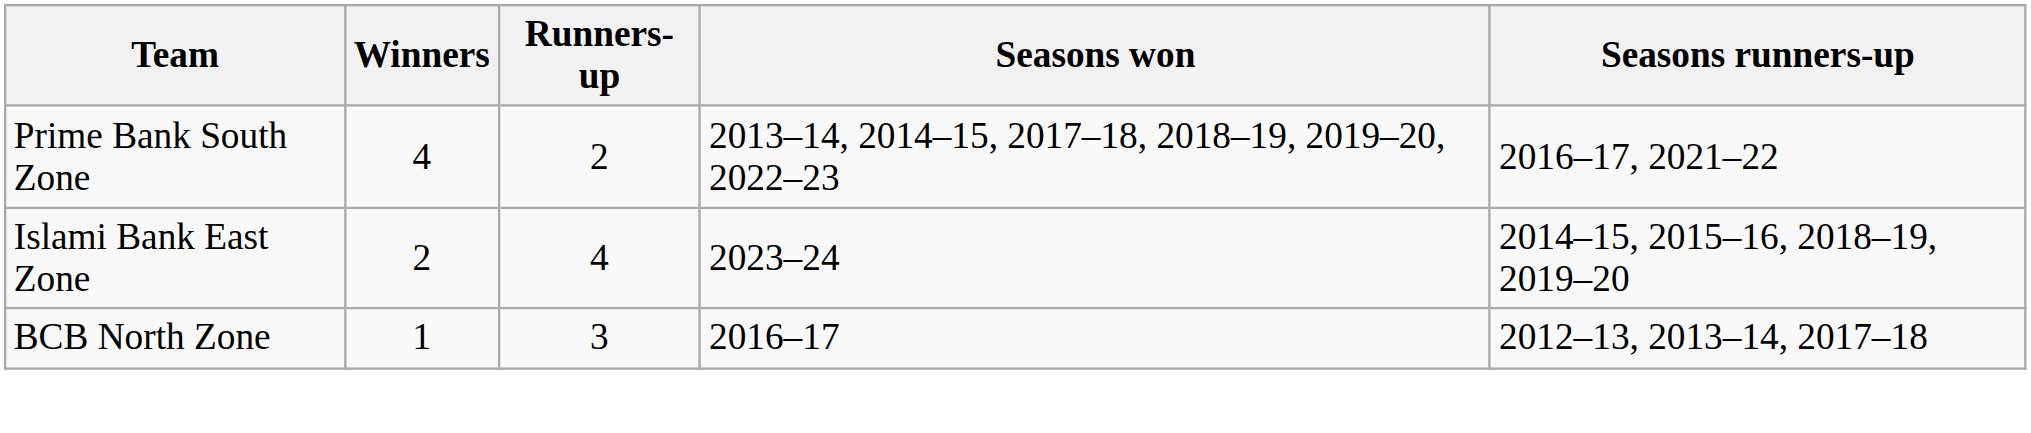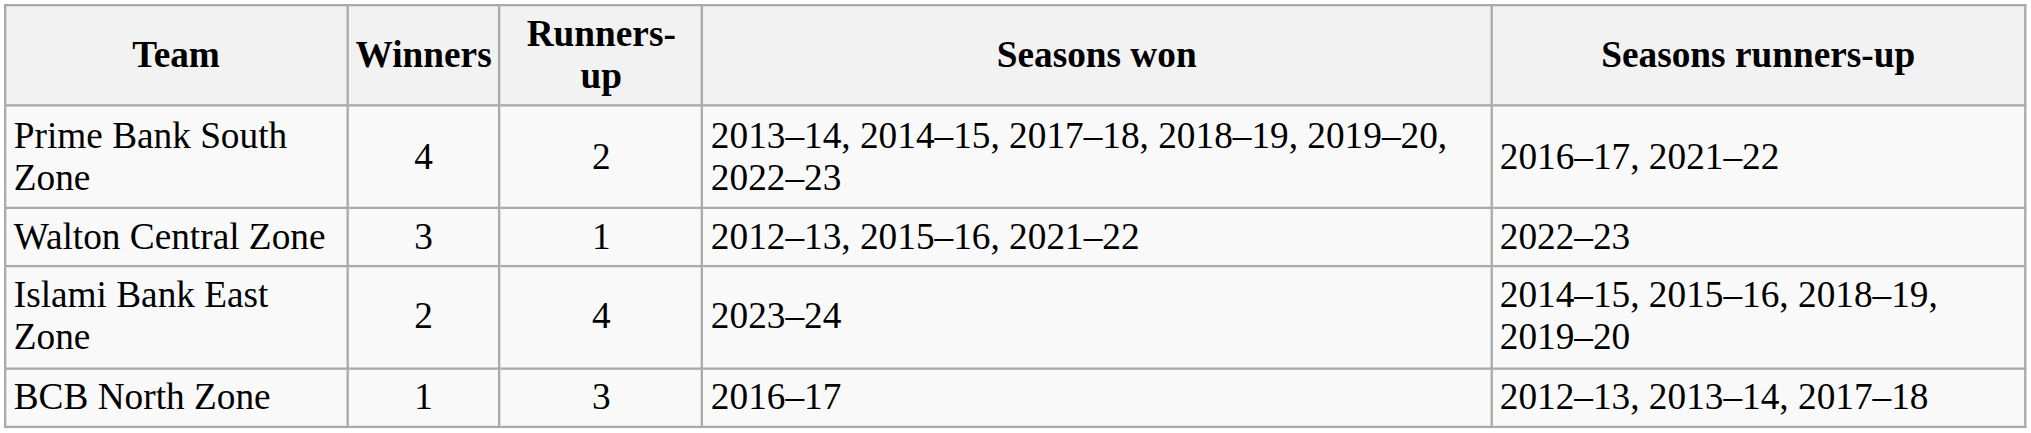+ row: (170, 236)
